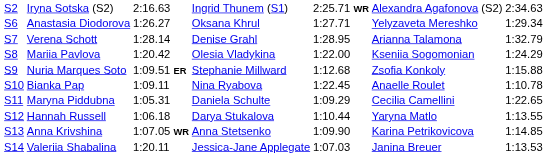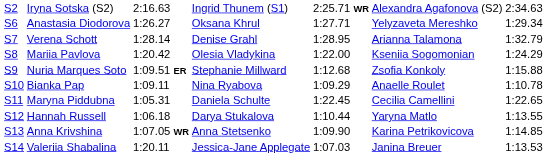(332, 85) 1:22.45 -> (332, 85) 1:09.29
(332, 100) 1:09.29 -> (332, 100) 1:22.45
